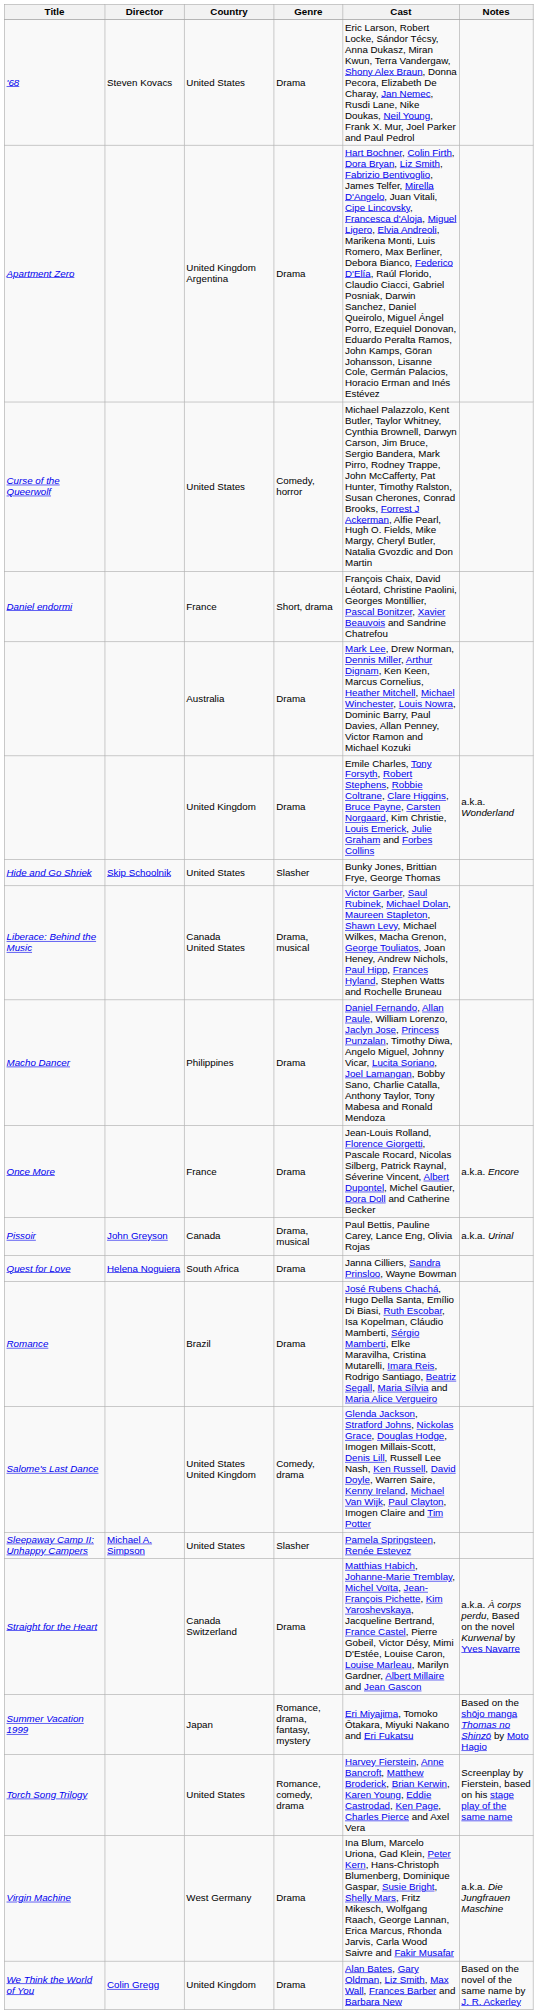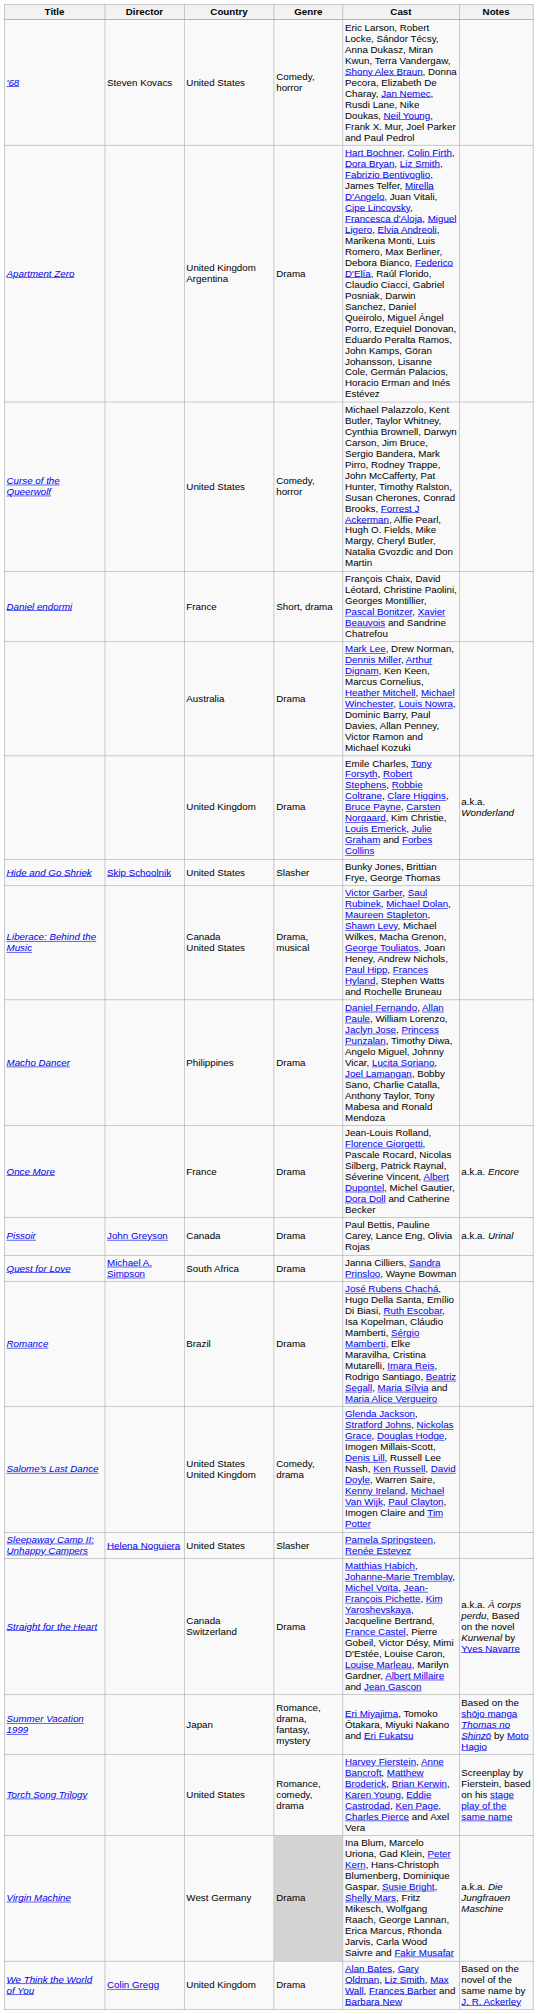(291, 82) Drama -> (295, 82) Comedy, horror
(293, 1236) Drama, musical -> (291, 1236) Drama
(144, 1268) Helena Noguiera -> (130, 1268) Michael A. Simpson
(130, 1545) Michael A. Simpson -> (144, 1545) Helena Noguiera
(291, 1898) no background -> (291, 1898) lightgrey background
